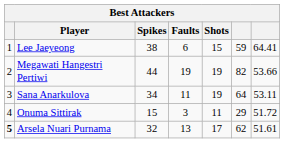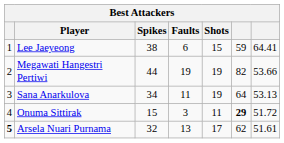(265, 95) 53.11 -> (265, 95) 53.13
(241, 112) normal -> (241, 112) bold
